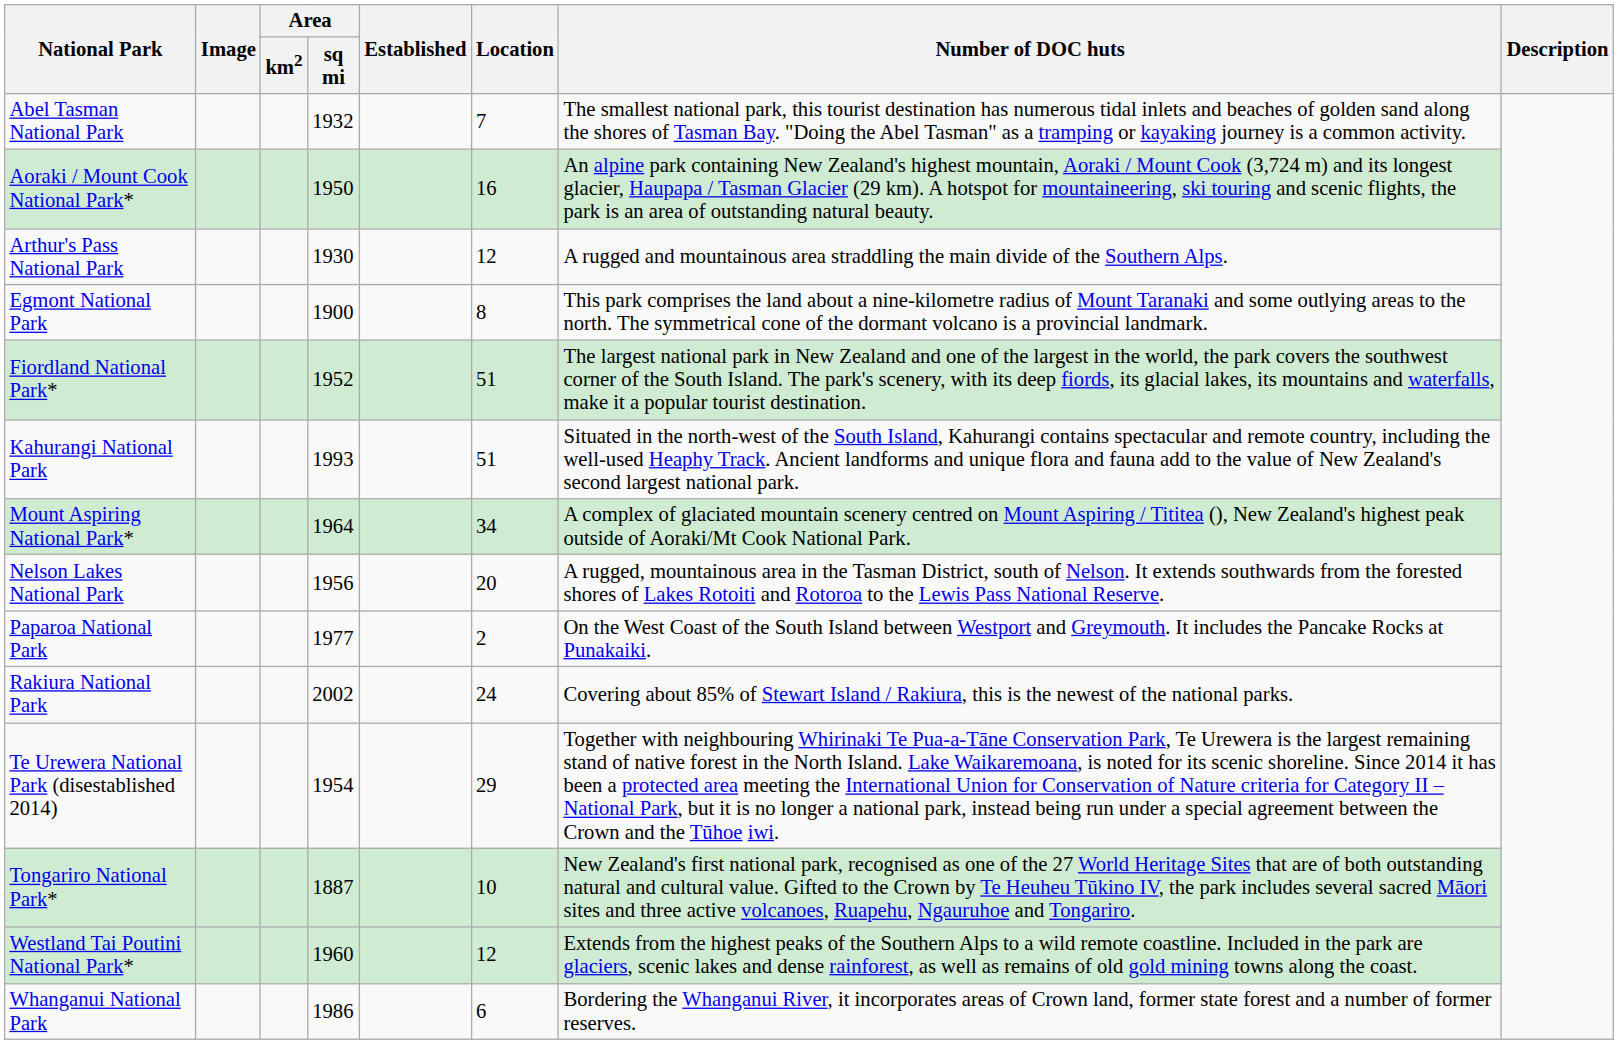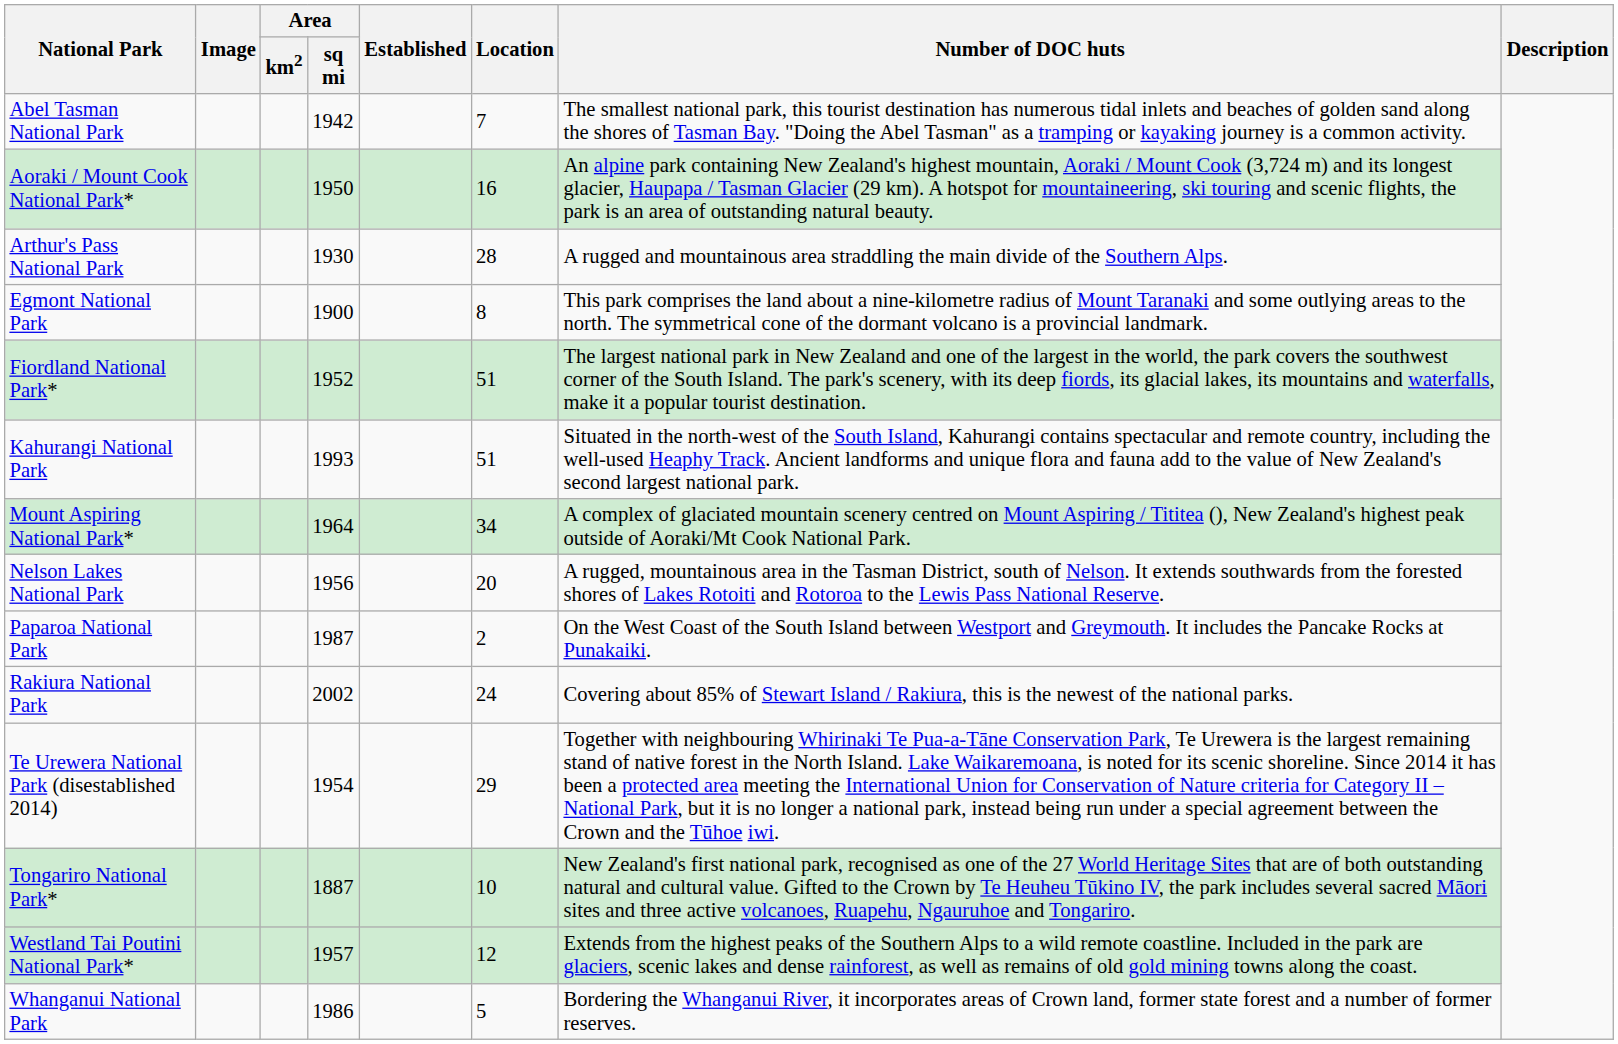(333, 121) 1932 -> (333, 121) 1942
(486, 256) 12 -> (486, 256) 28
(333, 638) 1977 -> (333, 638) 1987
(333, 955) 1960 -> (333, 955) 1957
(481, 1011) 6 -> (481, 1011) 5
